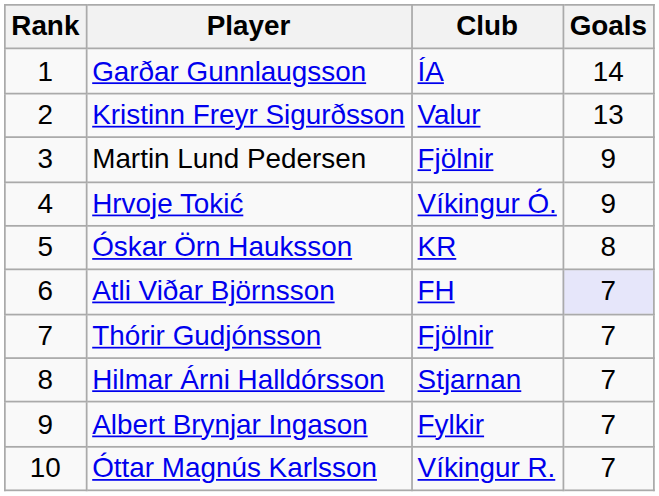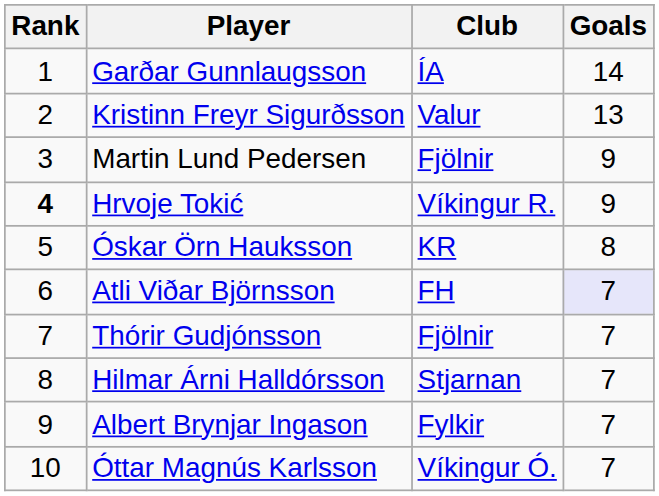(45, 203) normal -> (45, 203) bold
(487, 203) Víkingur Ó. -> (486, 203) Víkingur R.
(486, 468) Víkingur R. -> (487, 468) Víkingur Ó.
